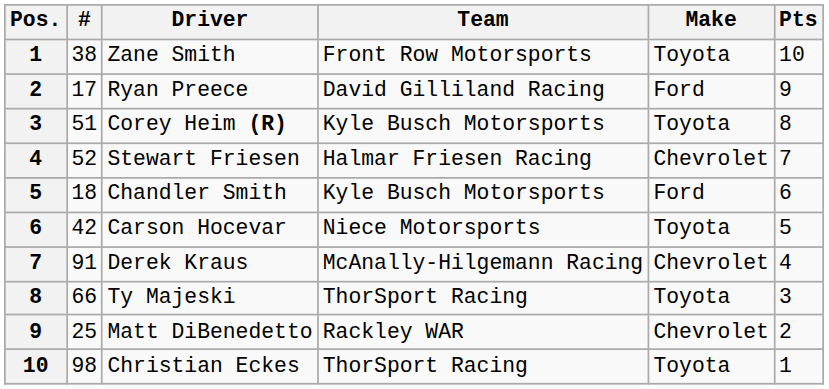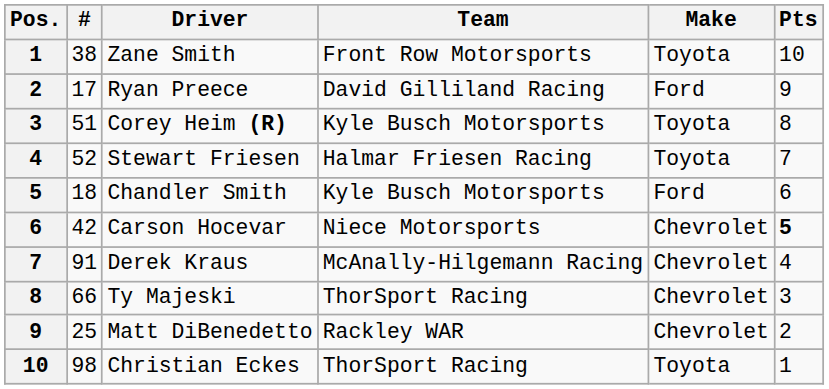(711, 160) Chevrolet -> (692, 160) Toyota
(692, 229) Toyota -> (711, 229) Chevrolet
(785, 229) normal -> (785, 229) bold
(692, 298) Toyota -> (711, 298) Chevrolet
